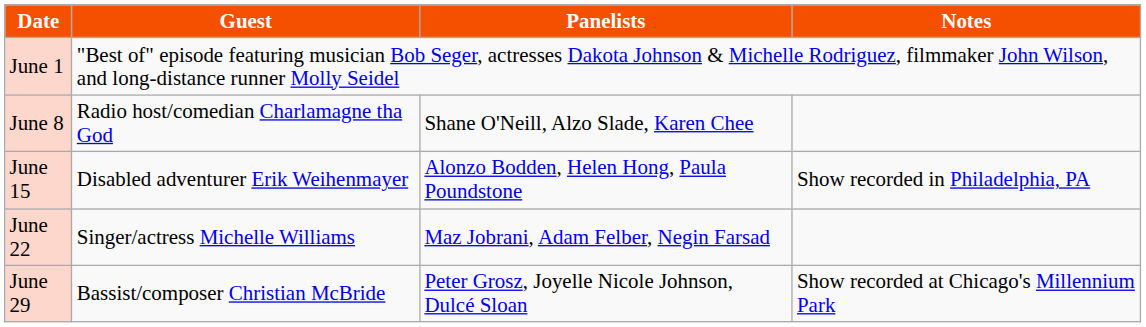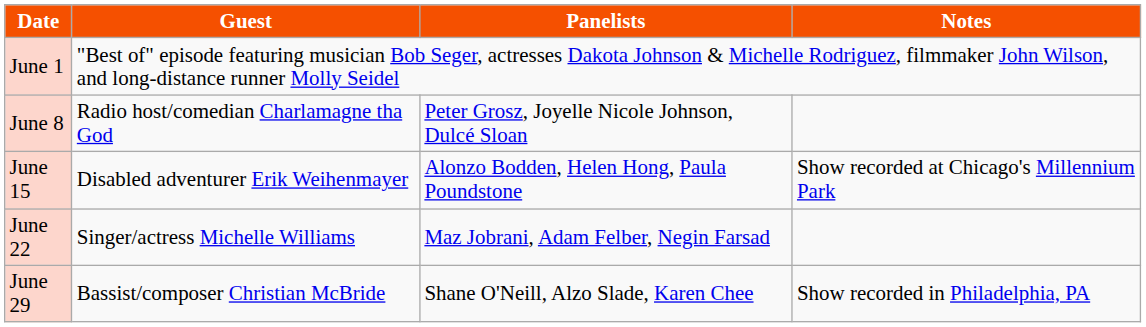(589, 122) Shane O'Neill, Alzo Slade, Karen Chee -> (579, 122) Peter Grosz, Joyelle Nicole Johnson, Dulcé Sloan
(944, 179) Show recorded in Philadelphia, PA -> (966, 179) Show recorded at Chicago's Millennium Park
(579, 293) Peter Grosz, Joyelle Nicole Johnson, Dulcé Sloan -> (589, 293) Shane O'Neill, Alzo Slade, Karen Chee
(966, 293) Show recorded at Chicago's Millennium Park -> (944, 293) Show recorded in Philadelphia, PA
